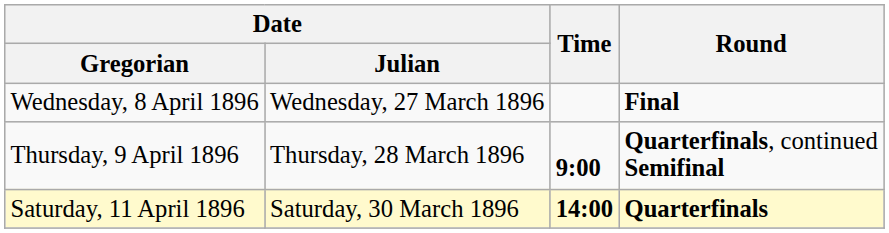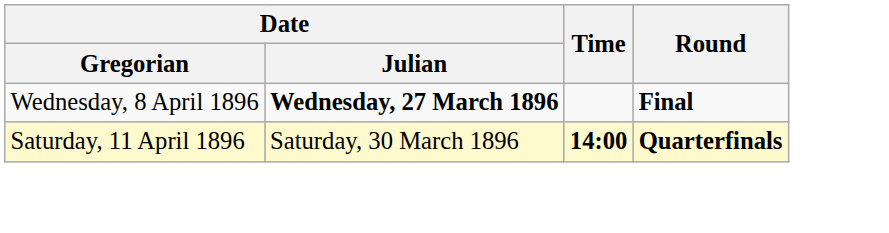(407, 102) normal -> (414, 102) bold
- row: (125, 155)
